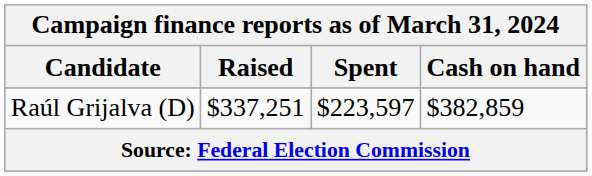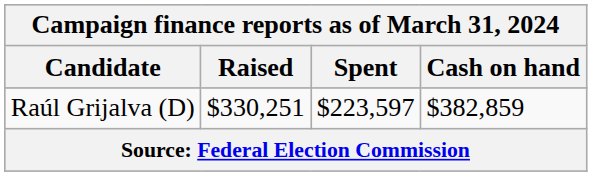(256, 107) $337,251 -> (256, 107) $330,251
